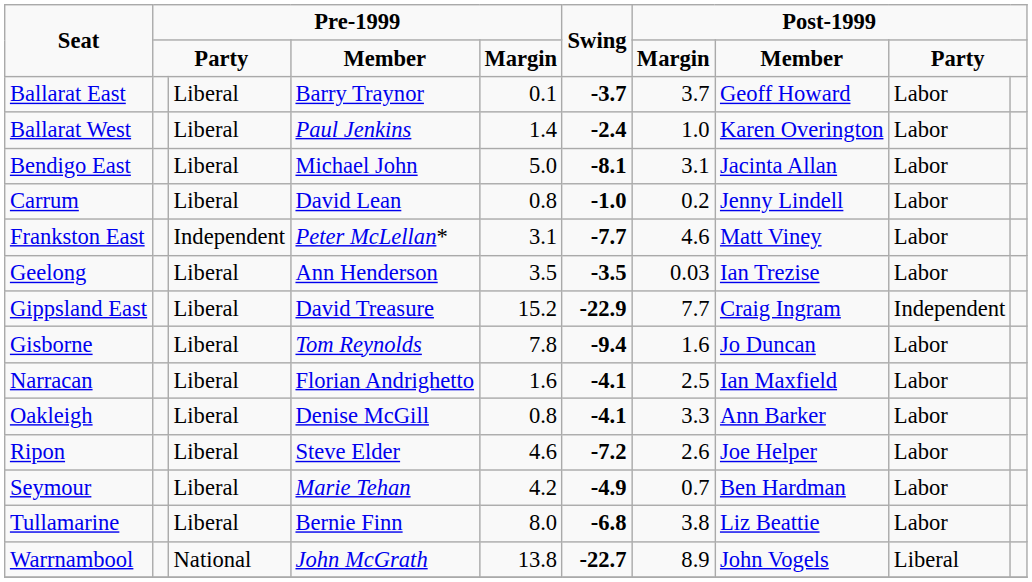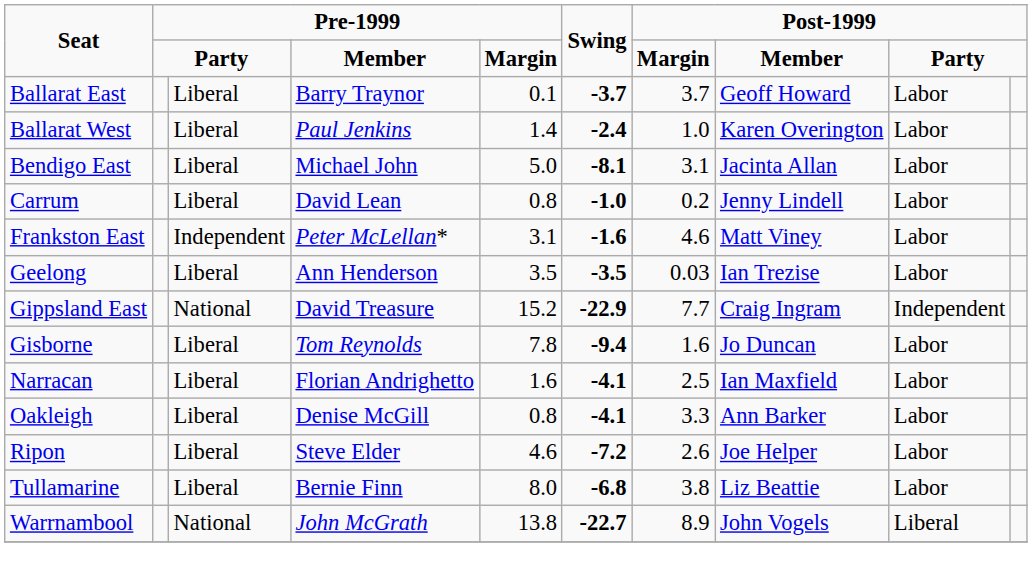(609, 237) -7.7 -> (609, 237) -1.6
(206, 308) Liberal -> (212, 308) National
- row: (51, 487)
